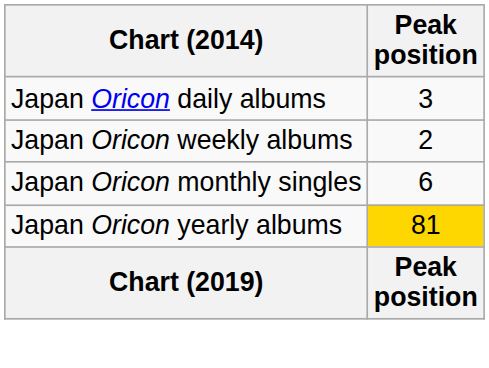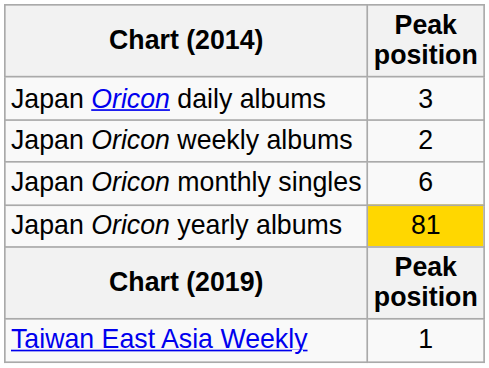+ row: (159, 340)
